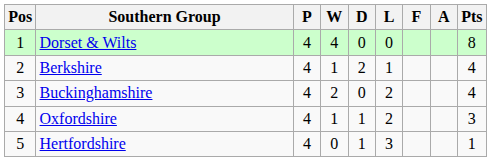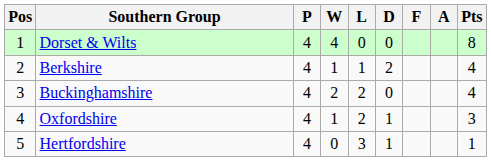columns swapped: (362, 17) <-> (389, 17)
